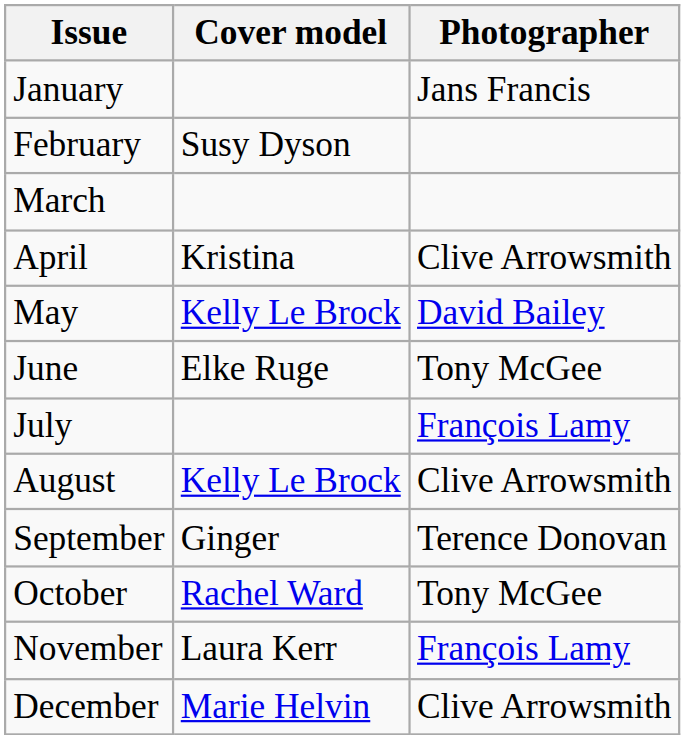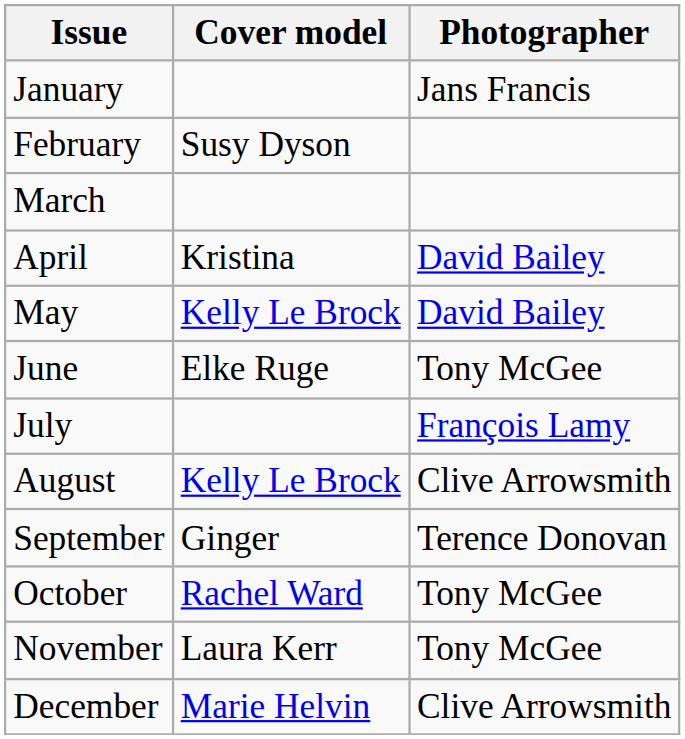(544, 256) Clive Arrowsmith -> (511, 256) David Bailey
(524, 649) François Lamy -> (510, 649) Tony McGee
